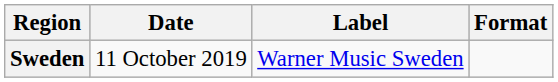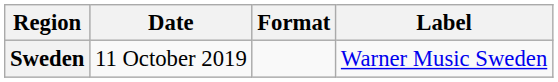columns swapped: (511, 22) <-> (360, 22)
